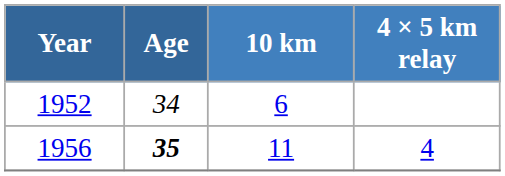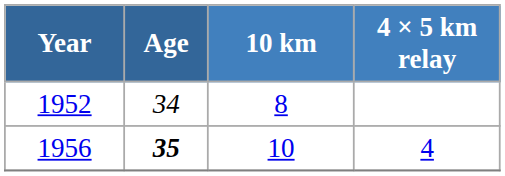(281, 103) 6 -> (281, 103) 8
(281, 148) 11 -> (281, 148) 10
